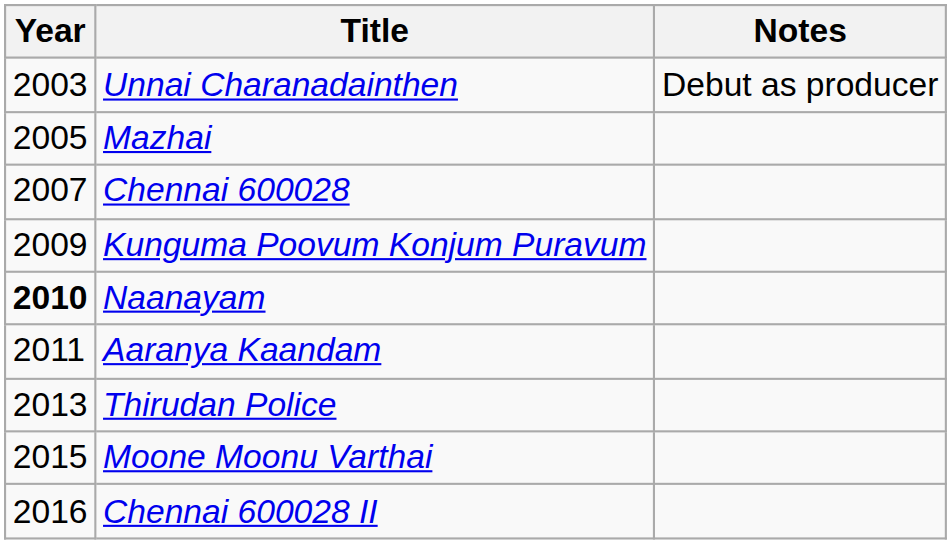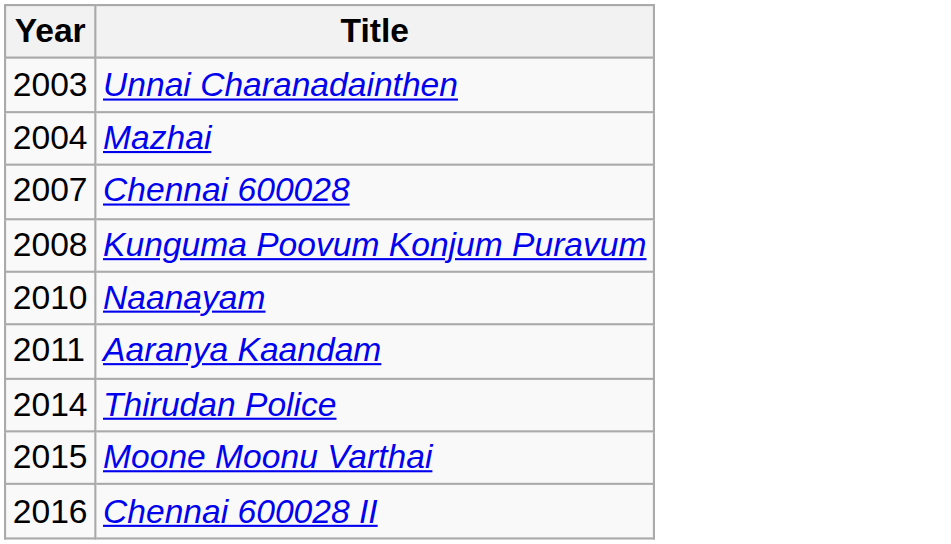- column: (800, 31)
(50, 137) 2005 -> (50, 137) 2004
(50, 244) 2009 -> (50, 244) 2008
(50, 297) bold -> (50, 297) normal
(50, 404) 2013 -> (50, 404) 2014
